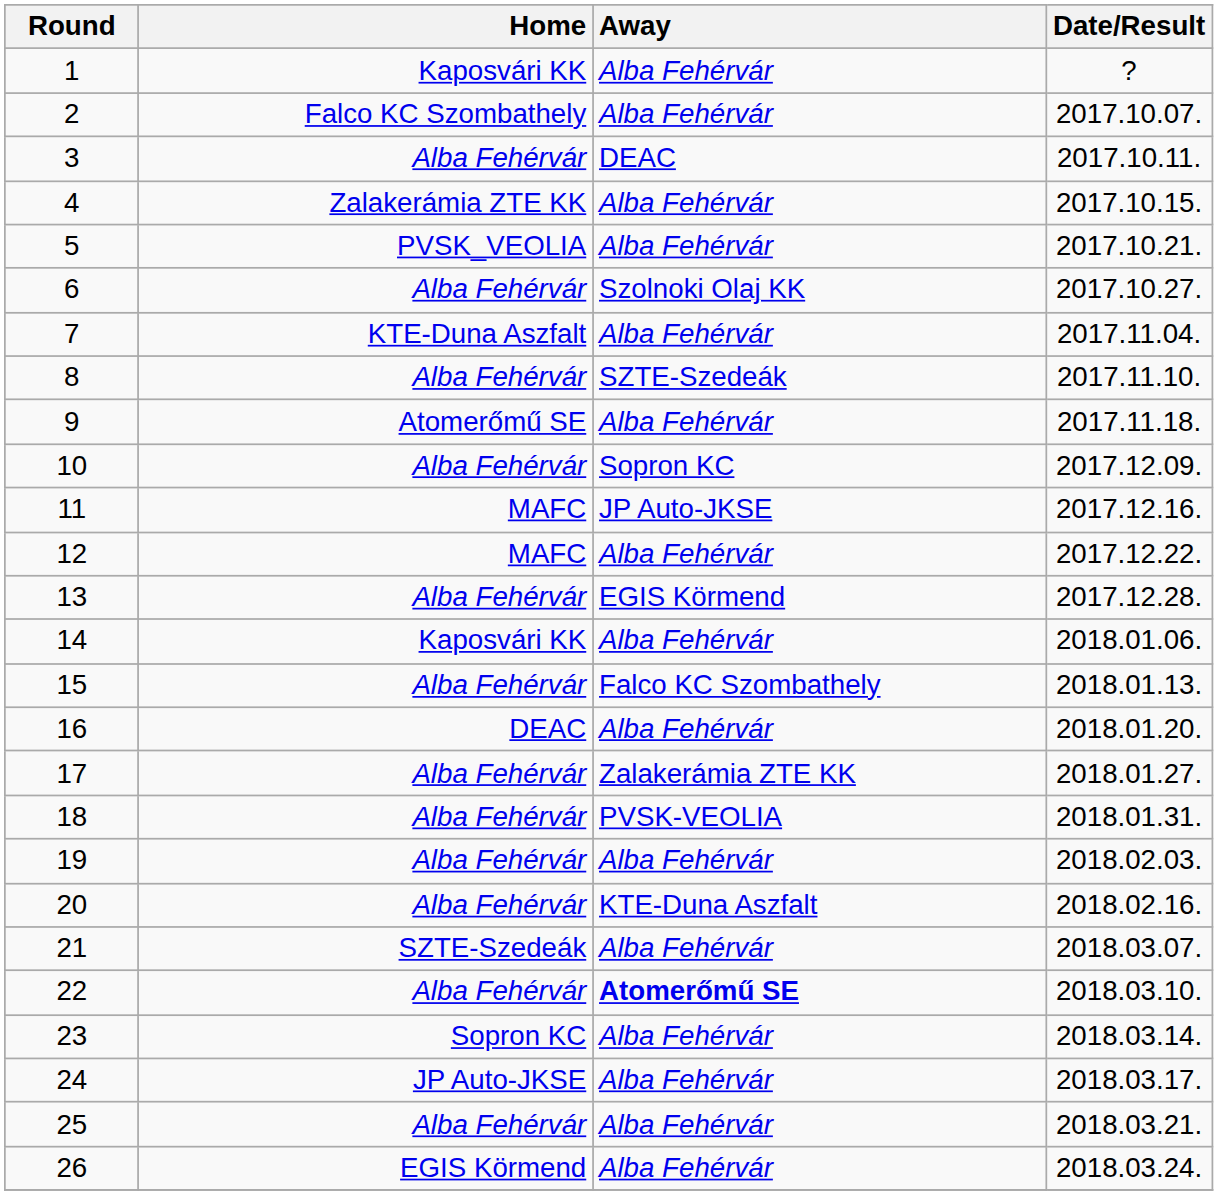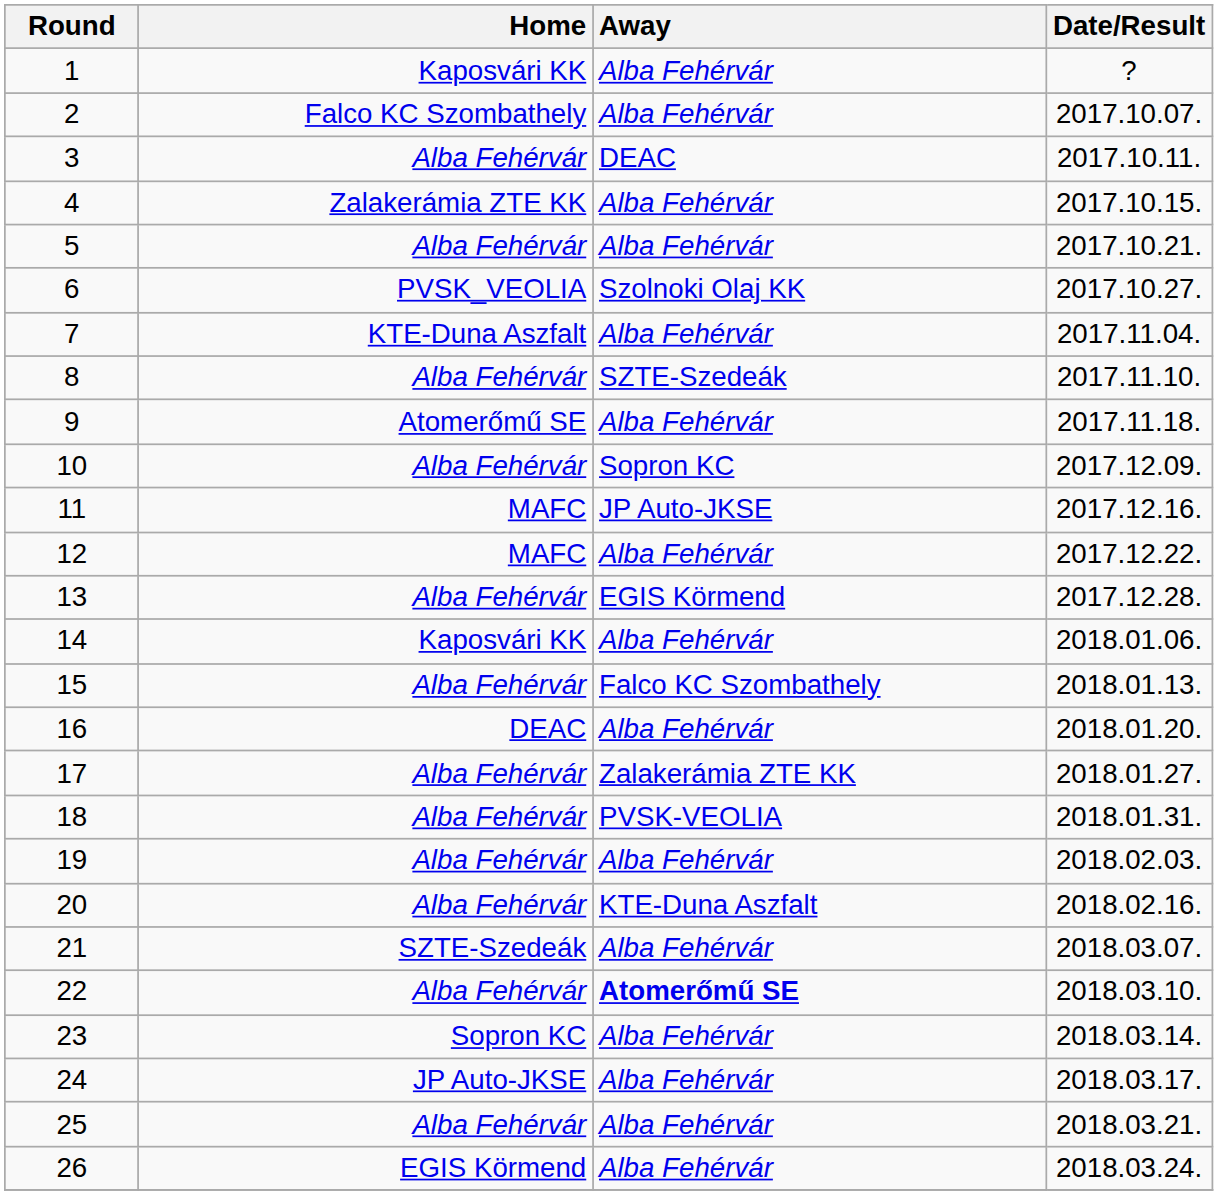(492, 245) PVSK_VEOLIA -> (499, 245) Alba Fehérvár
(499, 289) Alba Fehérvár -> (492, 289) PVSK_VEOLIA
